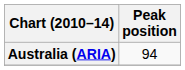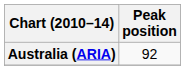(150, 53) 94 -> (150, 53) 92
